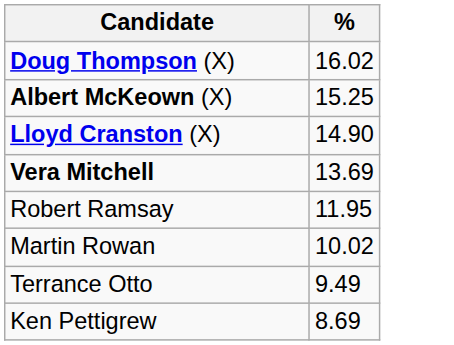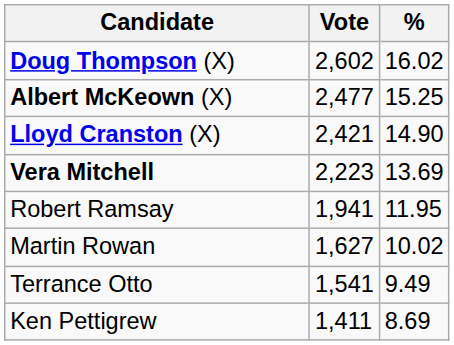+ column: (344, 23)
